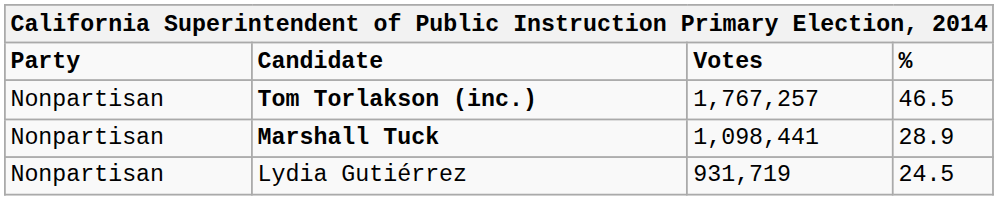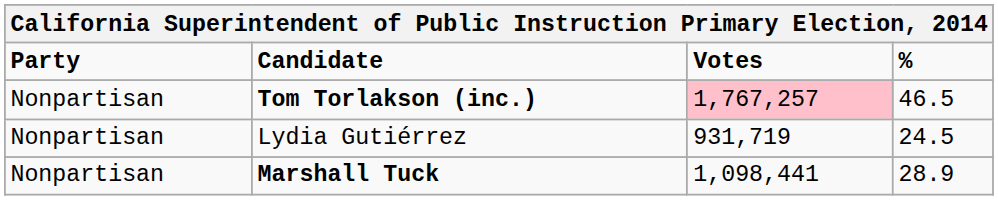(756, 100) no background -> (756, 100) pink background
rows swapped: (348, 138) <-> (362, 176)
